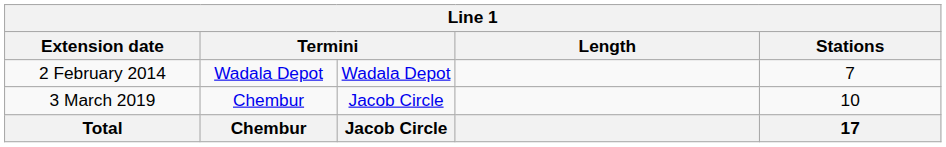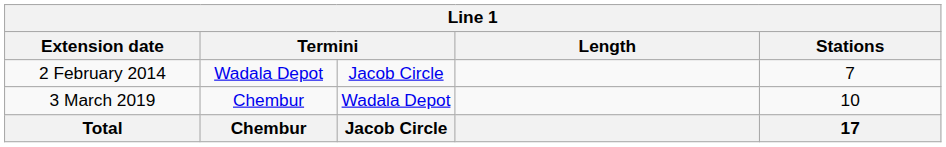(396, 73) Wadala Depot -> (396, 73) Jacob Circle
(396, 100) Jacob Circle -> (396, 100) Wadala Depot
